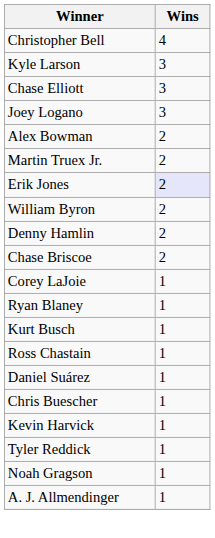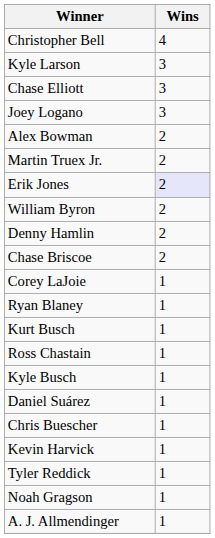+ row: (42, 377)
